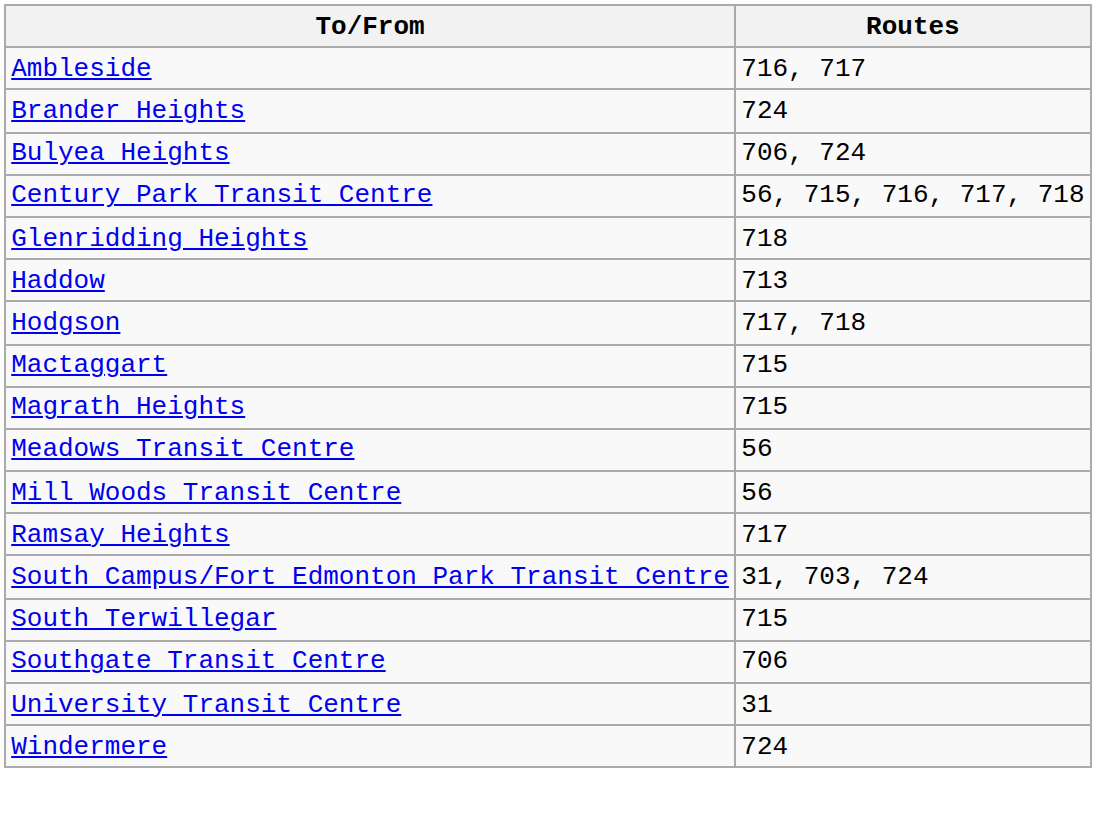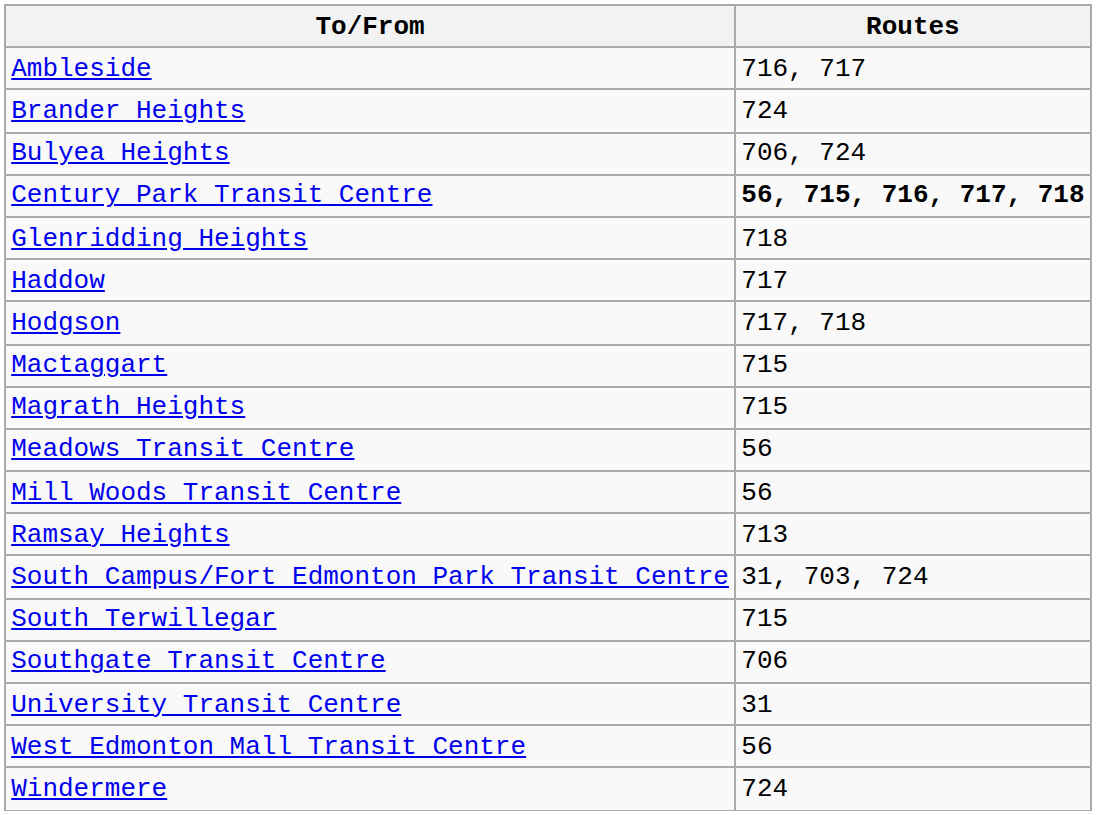(913, 196) normal -> (913, 196) bold
(765, 280) 713 -> (765, 280) 717
(765, 535) 717 -> (765, 535) 713
+ row: (269, 747)
